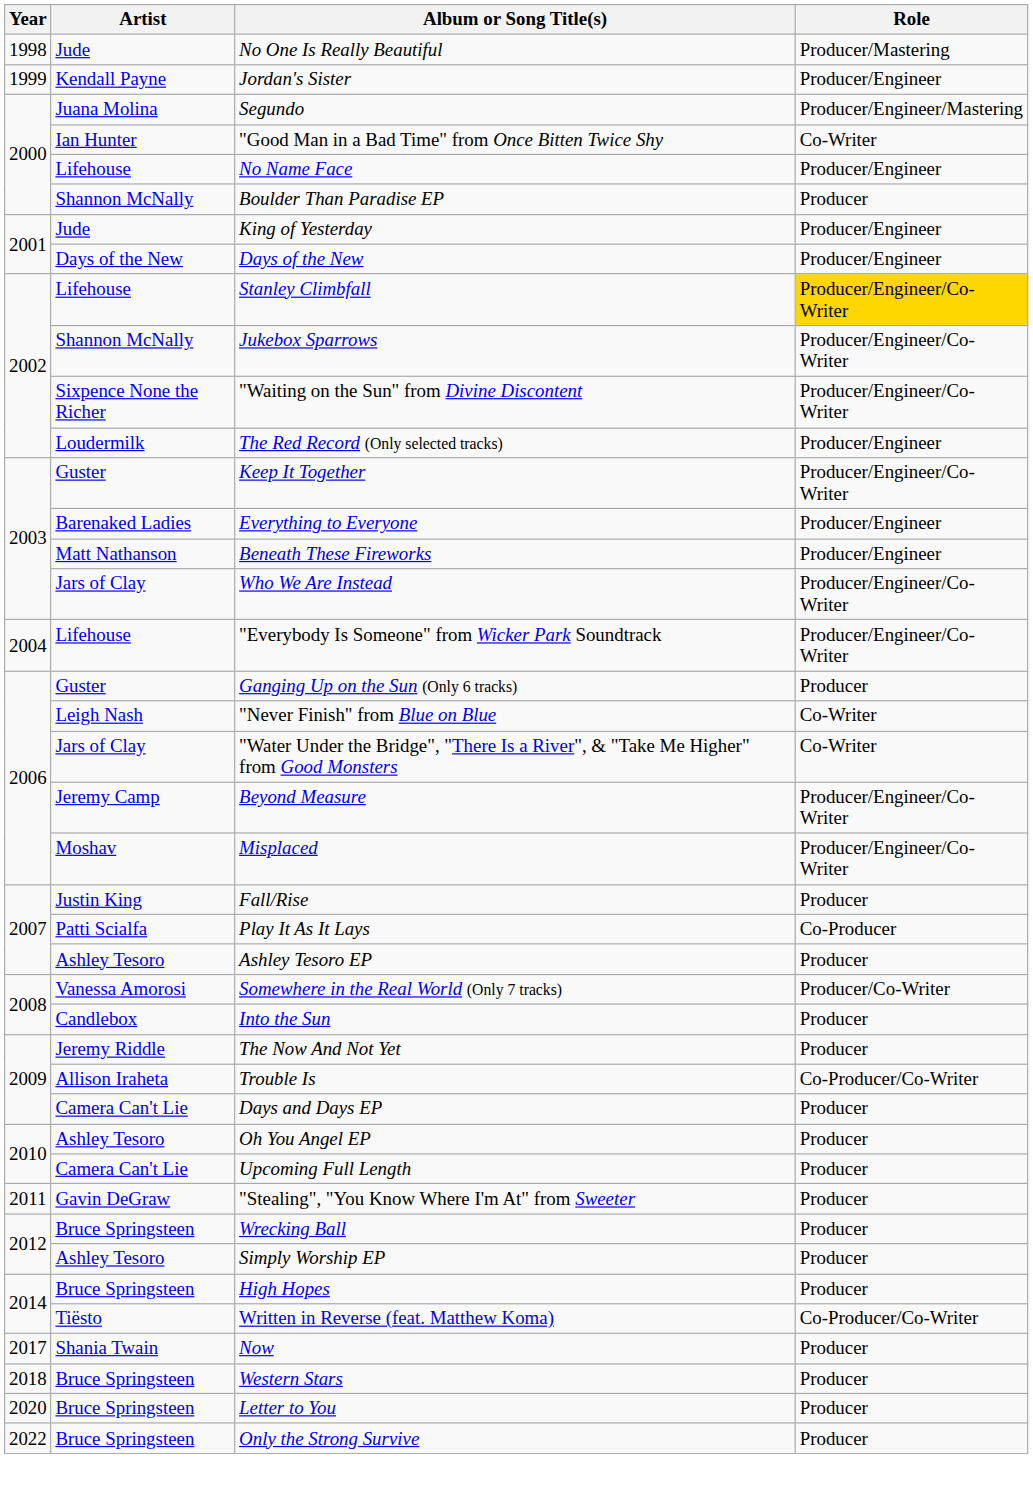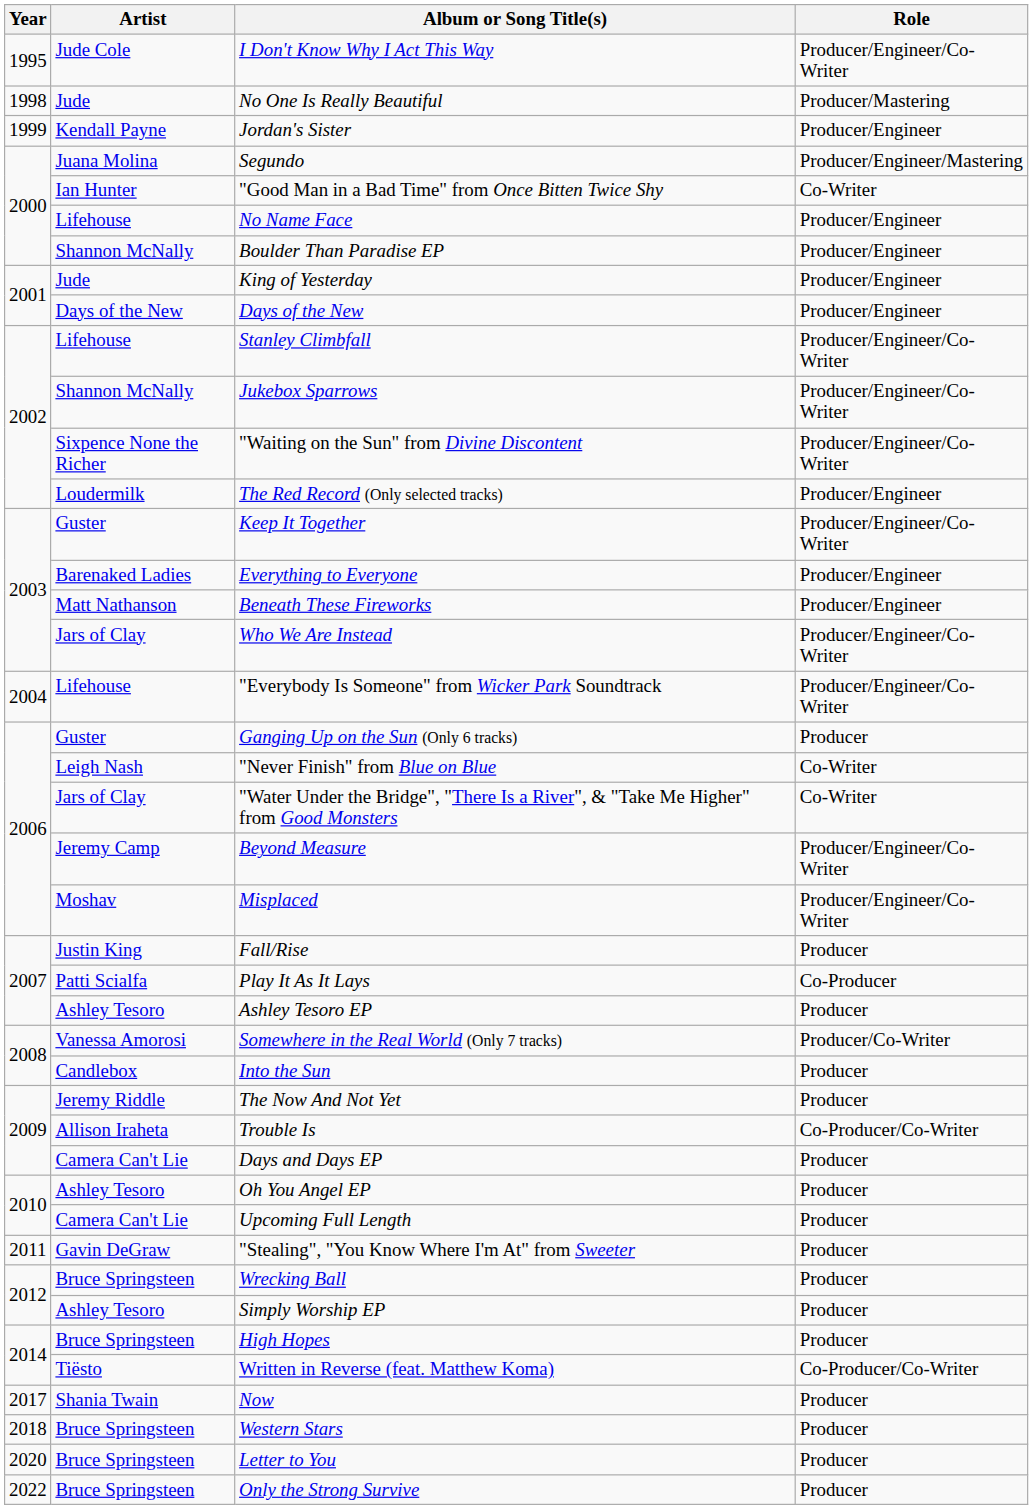+ row: (366, 49)
(834, 199) Producer -> (870, 250) Producer/Engineer
(887, 299) gold background -> (887, 350) no background
